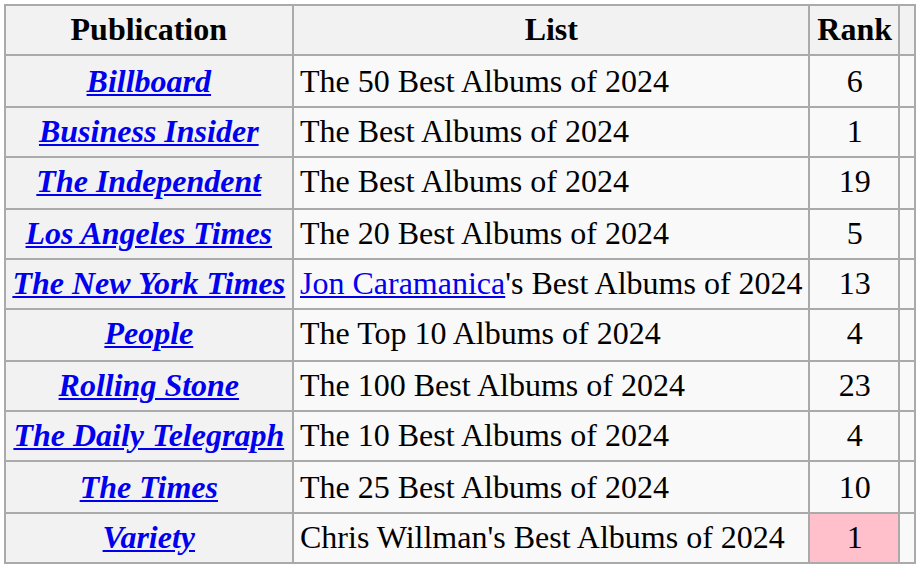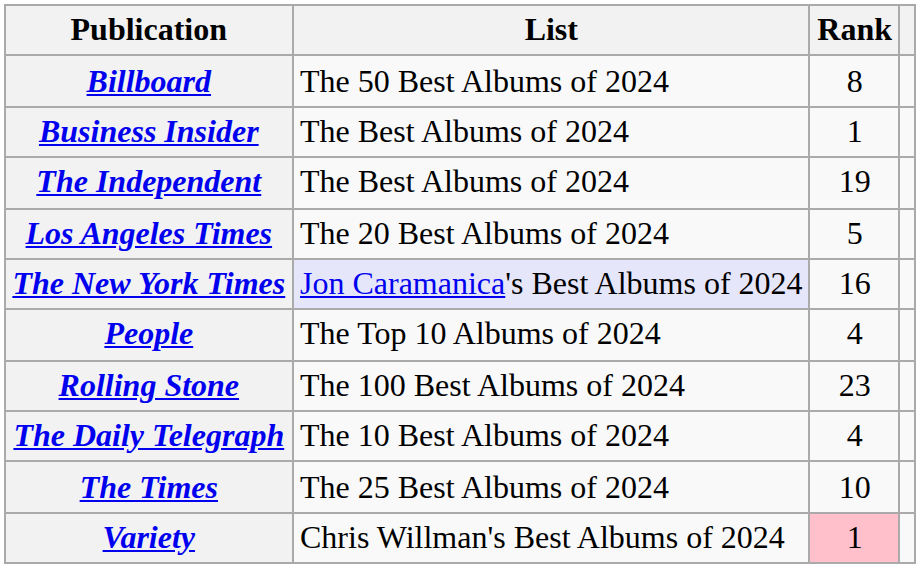(855, 80) 6 -> (855, 80) 8
(551, 283) no background -> (551, 283) lavender background
(855, 283) 13 -> (855, 283) 16
